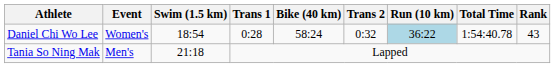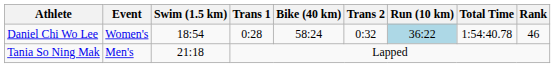(533, 34) 43 -> (533, 34) 46
